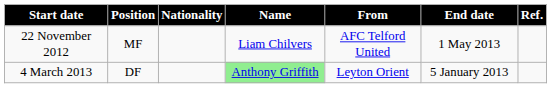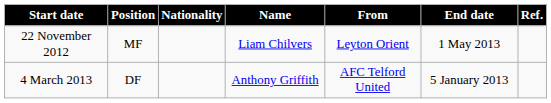(373, 44) AFC Telford United -> (373, 44) Leyton Orient
(275, 72) lightgreen background -> (275, 80) no background
(373, 72) Leyton Orient -> (373, 80) AFC Telford United
